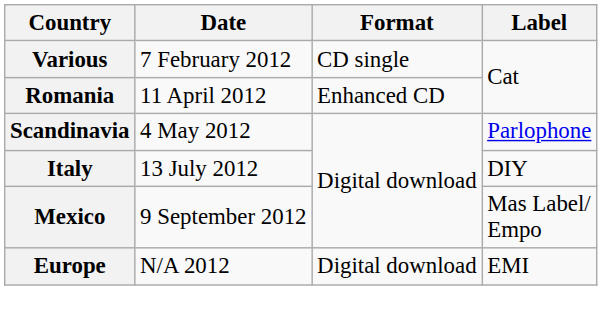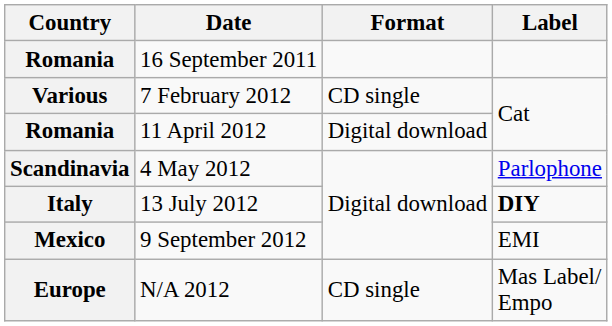+ row: (229, 58)
(381, 95) Enhanced CD -> (407, 131) Digital download
(507, 167) normal -> (519, 204) bold
(539, 216) Mas Label/ Empo -> (519, 240) EMI
(397, 266) Digital download -> (374, 289) CD single
(508, 266) EMI -> (550, 289) Mas Label/ Empo
